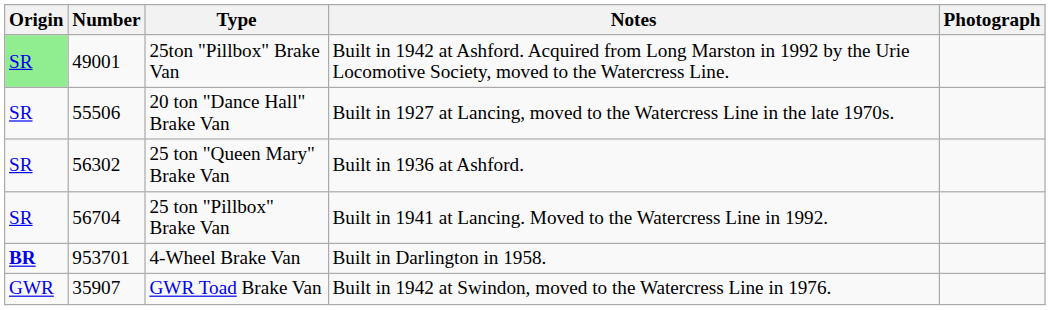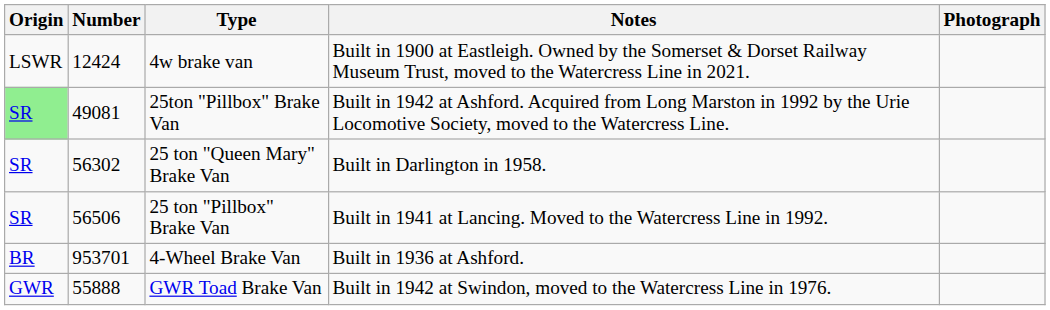+ row: (201, 60)
(96, 60) 49001 -> (96, 113) 49081
- row: (227, 113)
(428, 165) Built in 1936 at Ashford. -> (439, 165) Built in Darlington in 1958.
(96, 217) 56704 -> (96, 217) 56506
(22, 258) bold -> (22, 258) normal
(439, 258) Built in Darlington in 1958. -> (428, 258) Built in 1936 at Ashford.
(96, 288) 35907 -> (96, 288) 55888
